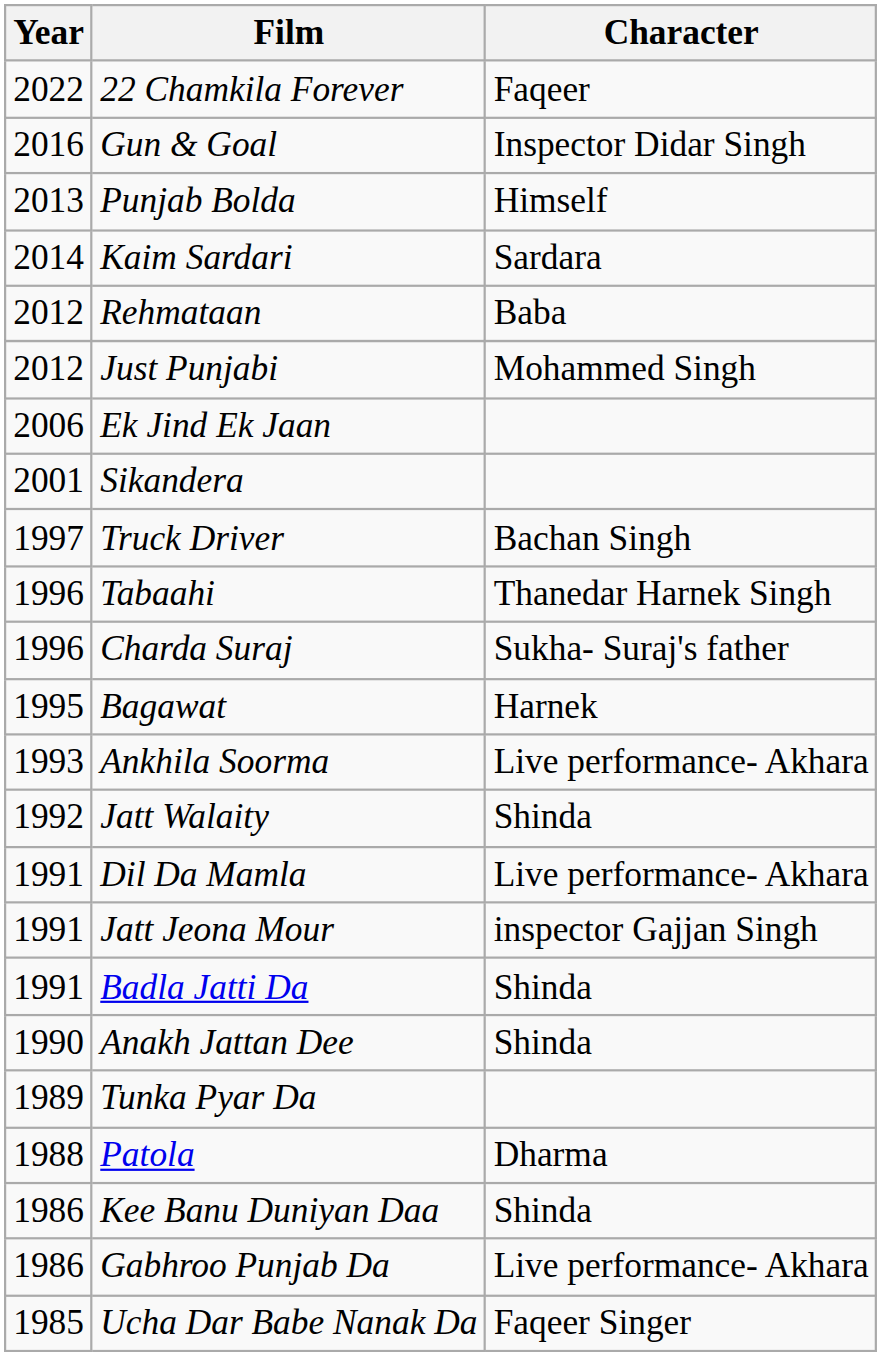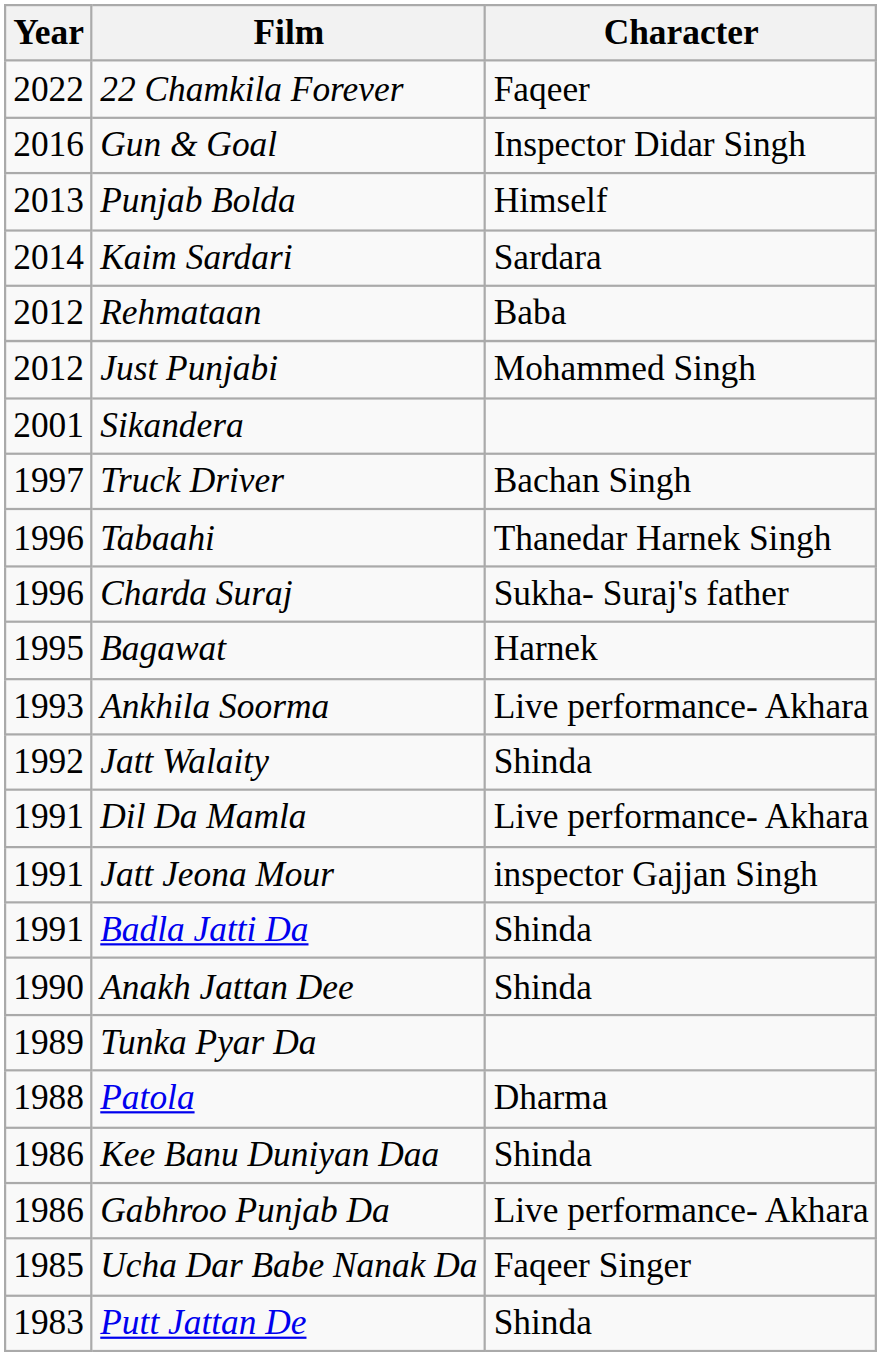- row: (216, 425)
+ row: (203, 1322)
